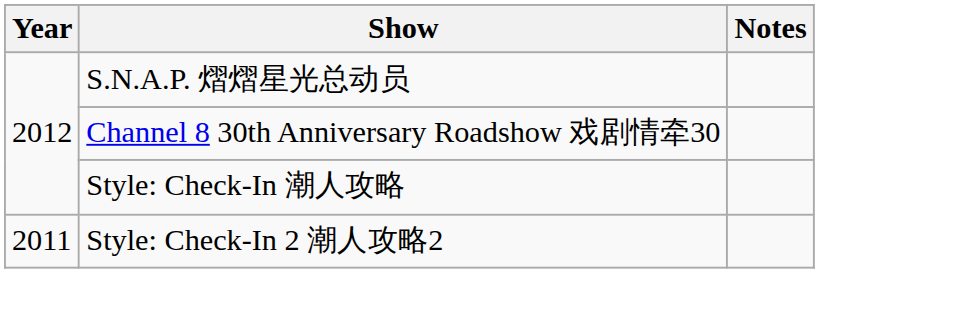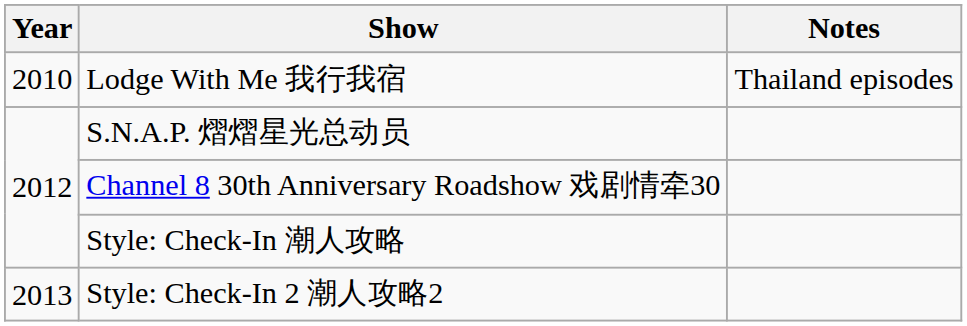+ row: (246, 78)
(42, 240) 2011 -> (42, 293) 2013
